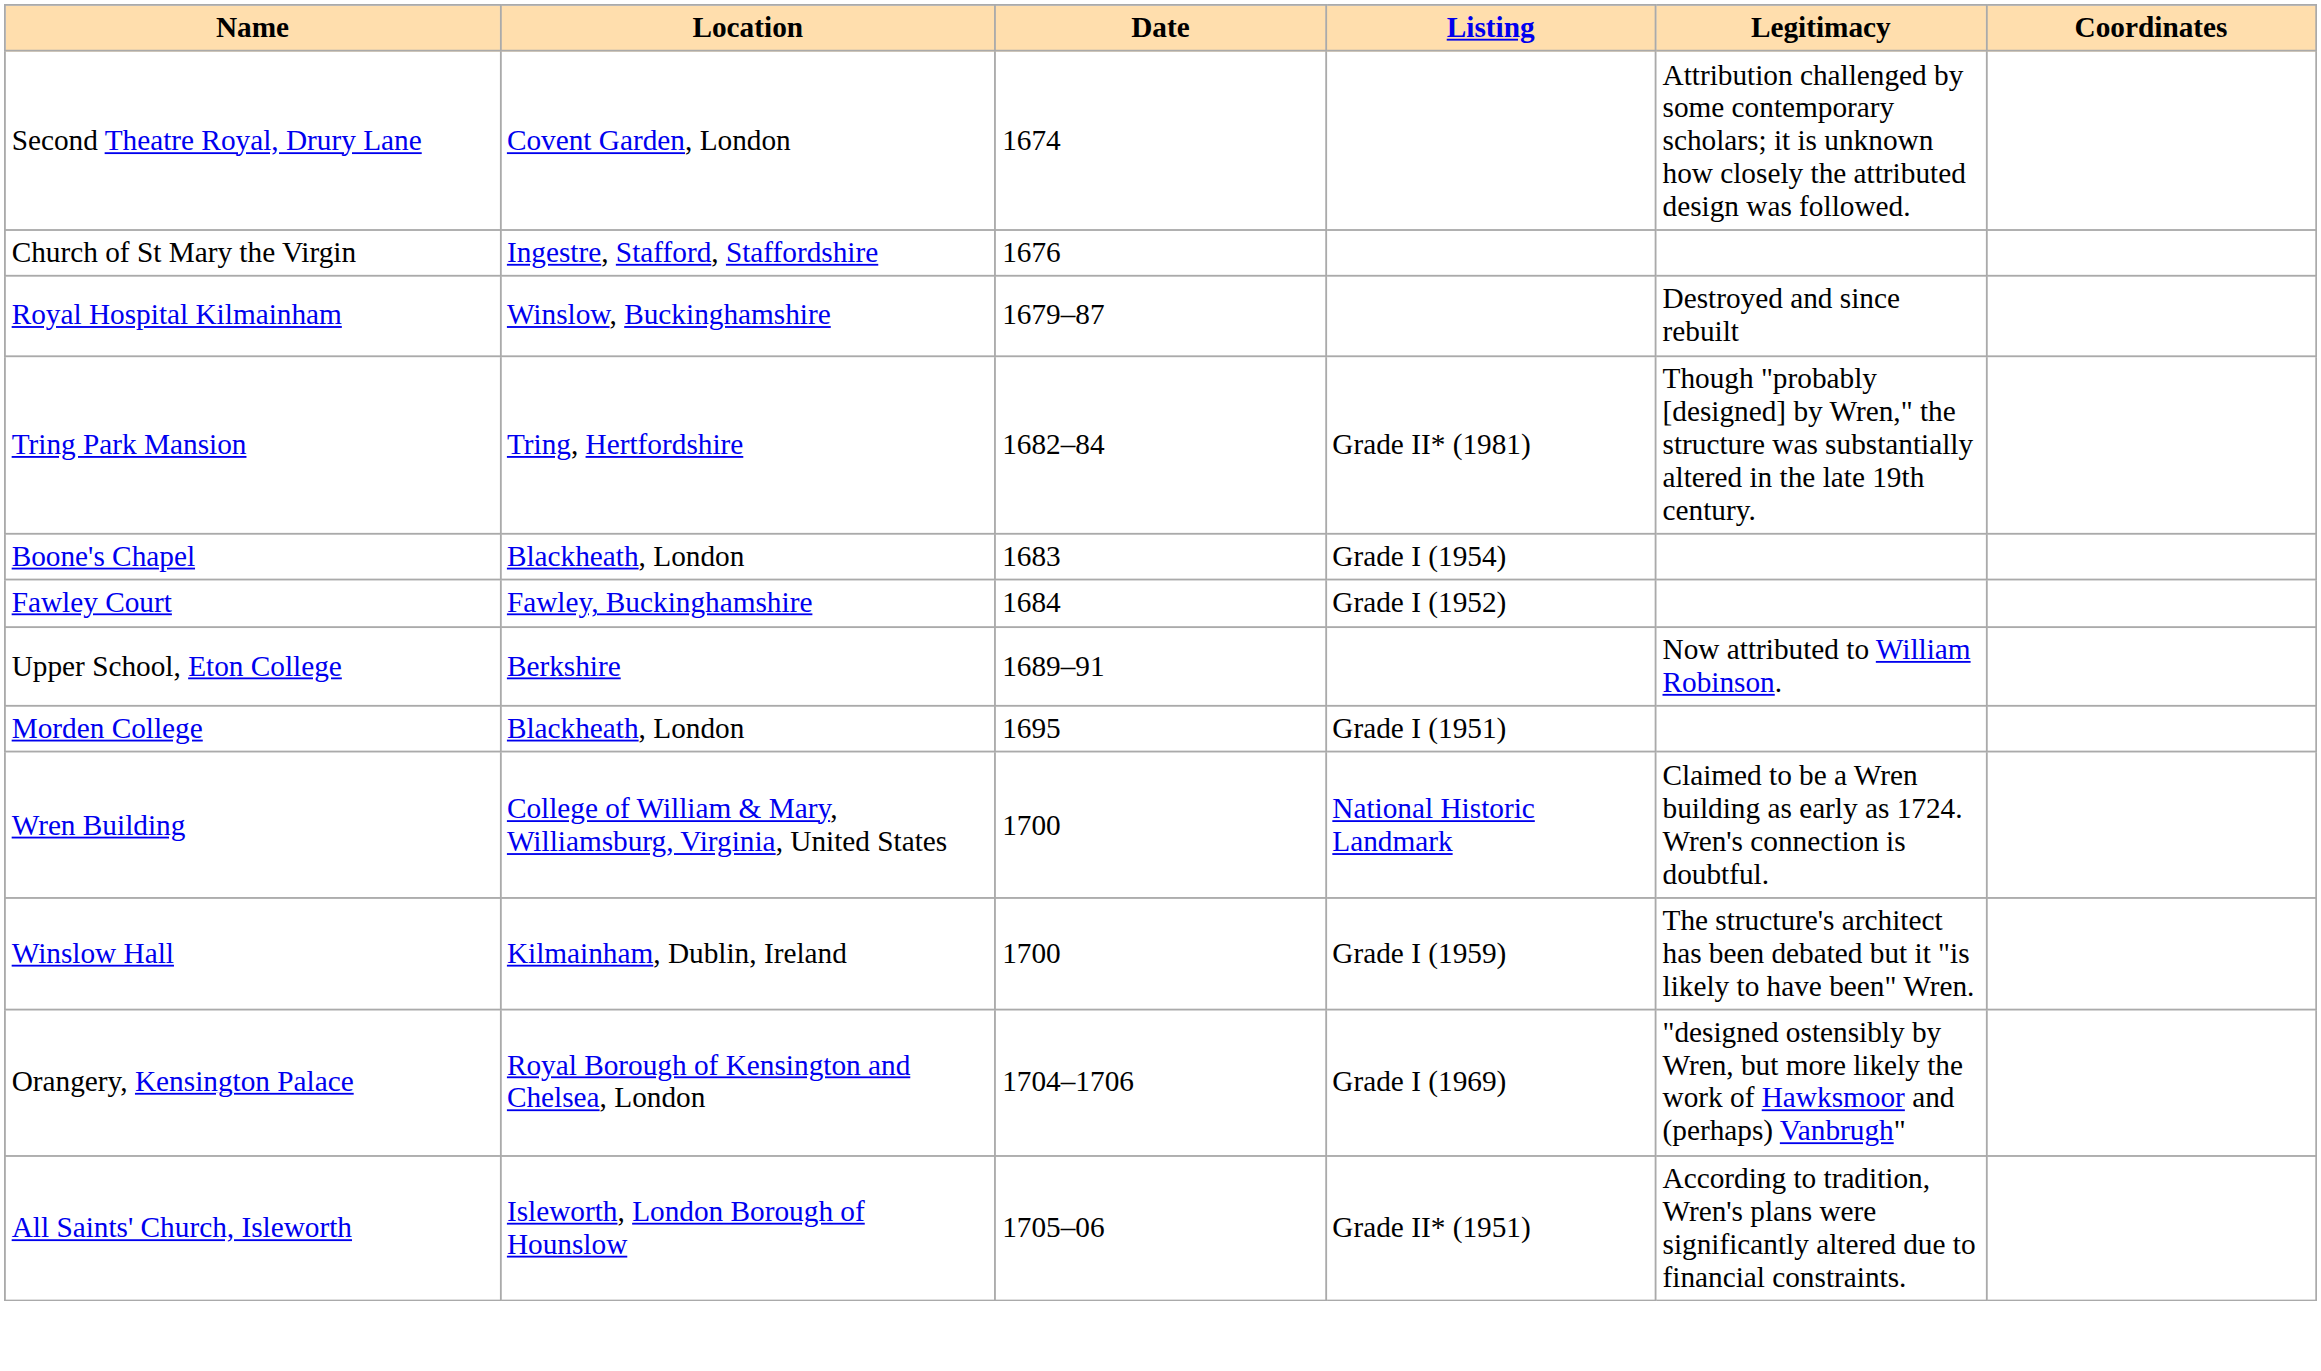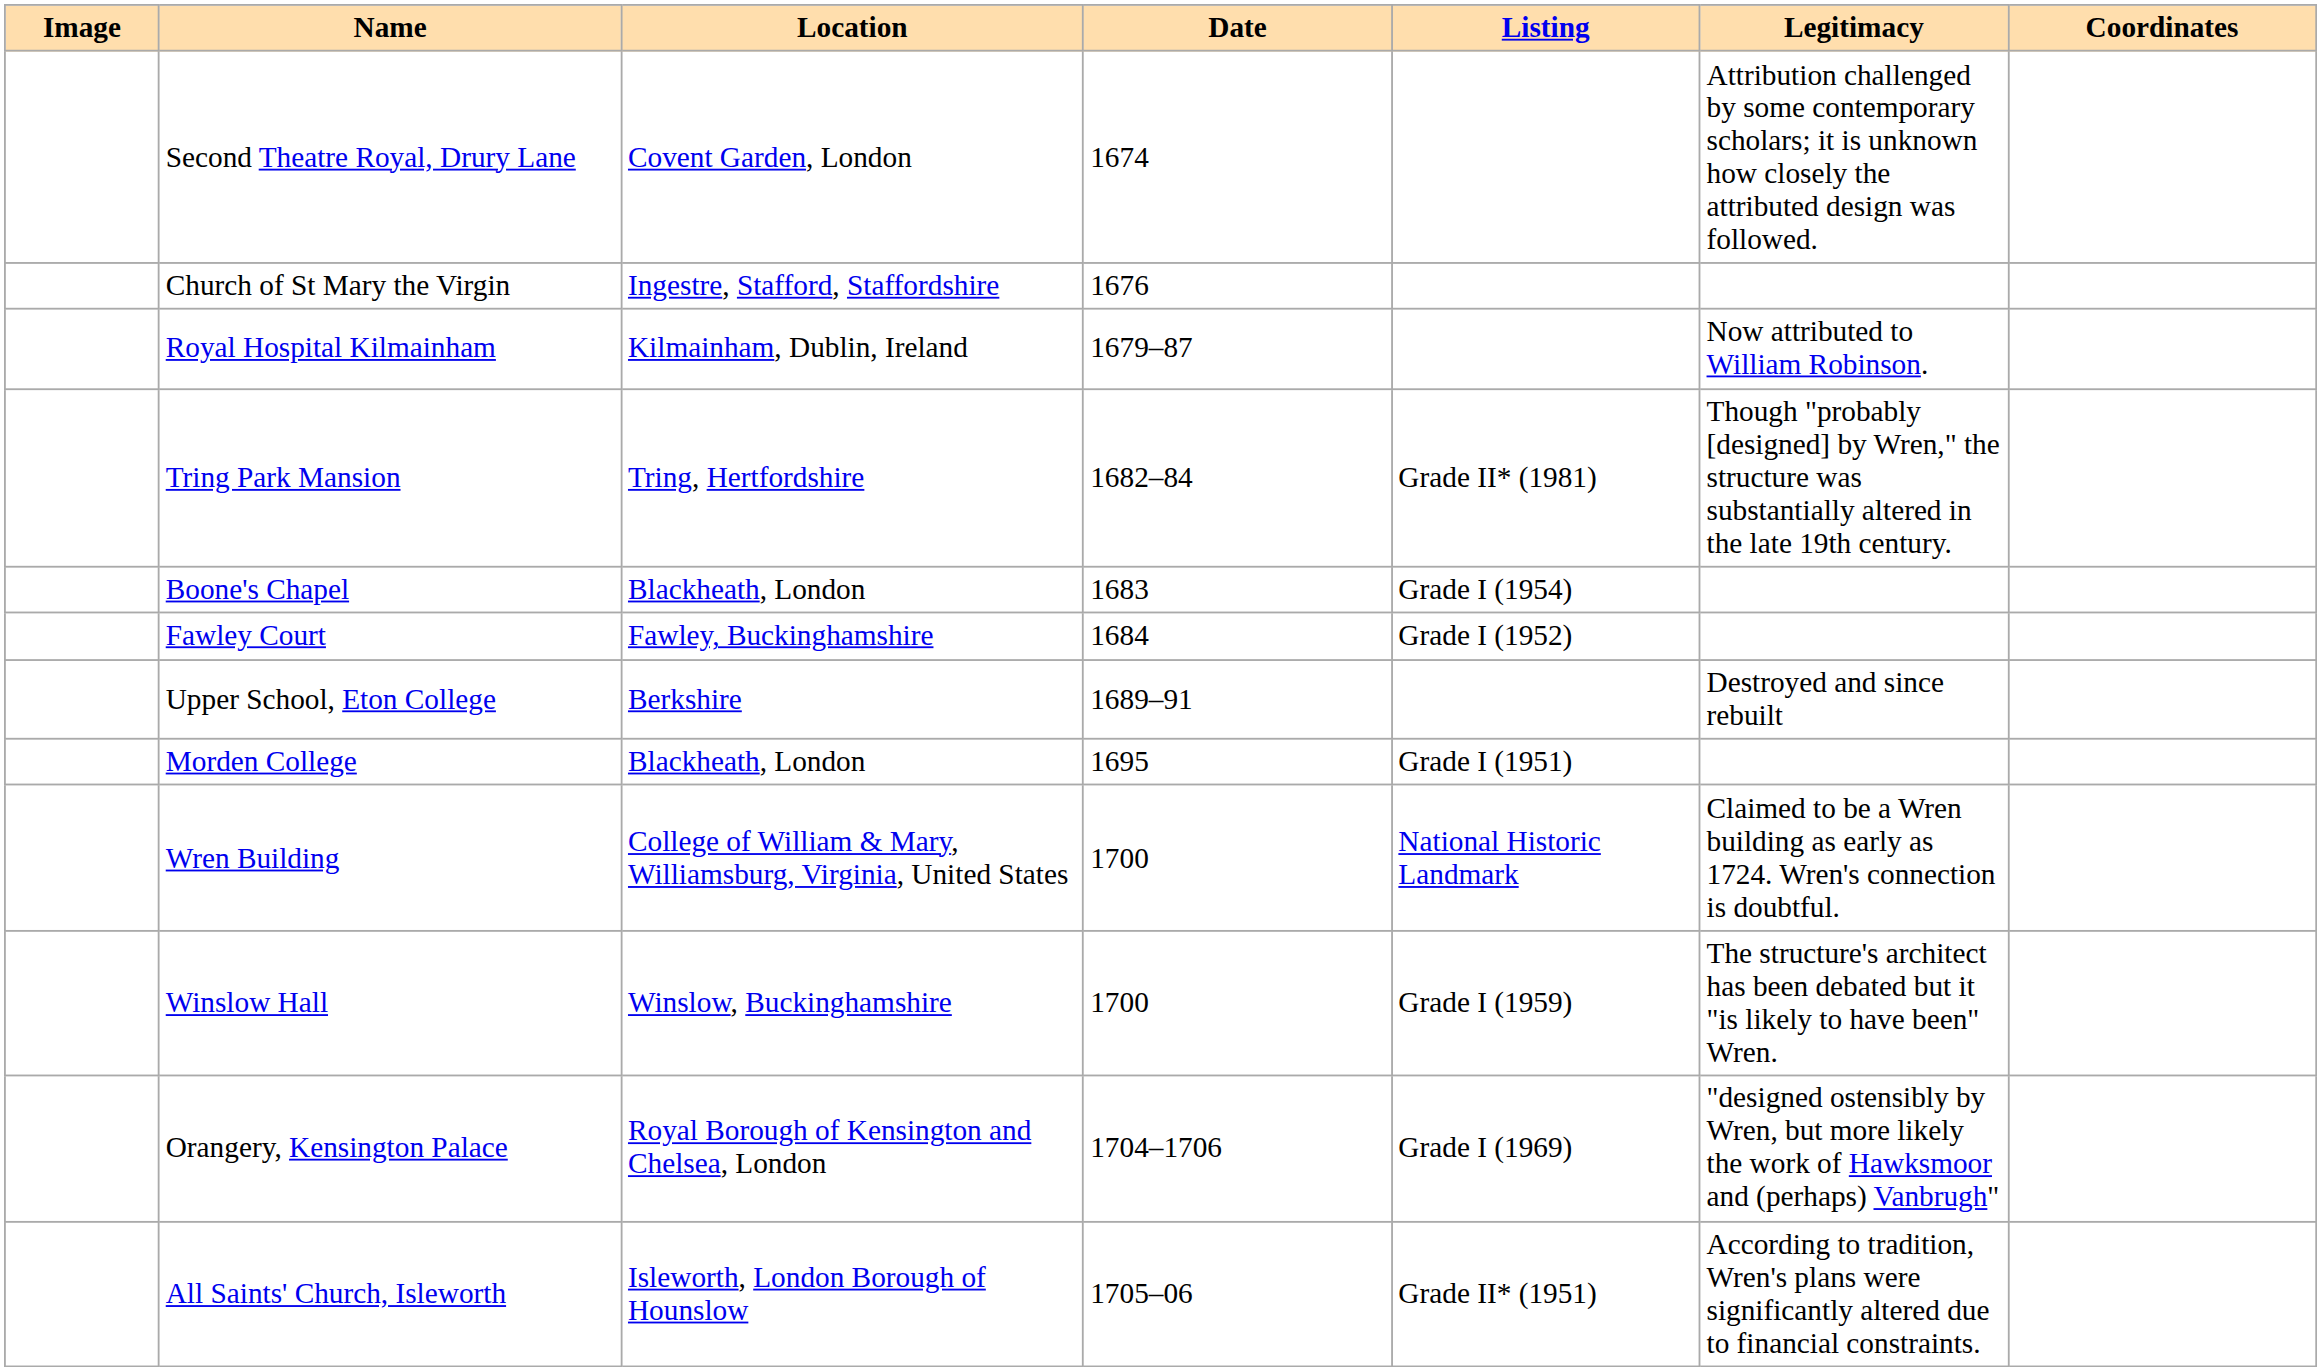+ column: (82, 27)
(669, 315) Winslow, Buckinghamshire -> (798, 348) Kilmainham, Dublin, Ireland
(1781, 315) Destroyed and since rebuilt -> (1817, 348) Now attributed to William Robinson.
(1817, 665) Now attributed to William Robinson. -> (1825, 698) Destroyed and since rebuilt
(677, 953) Kilmainham, Dublin, Ireland -> (790, 1002) Winslow, Buckinghamshire
